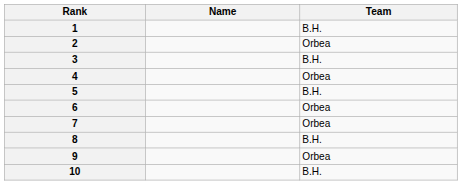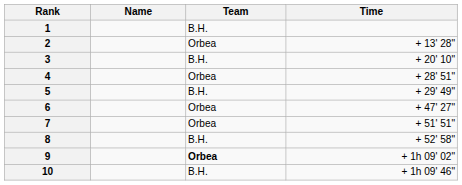+ column: (371, 12)
(316, 156) normal -> (203, 156) bold
